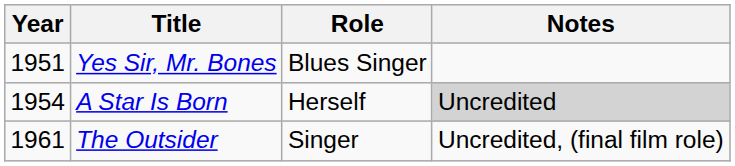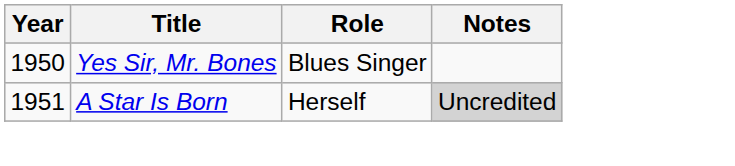(38, 62) 1951 -> (38, 62) 1950
(38, 101) 1954 -> (38, 101) 1951
- row: (147, 140)
